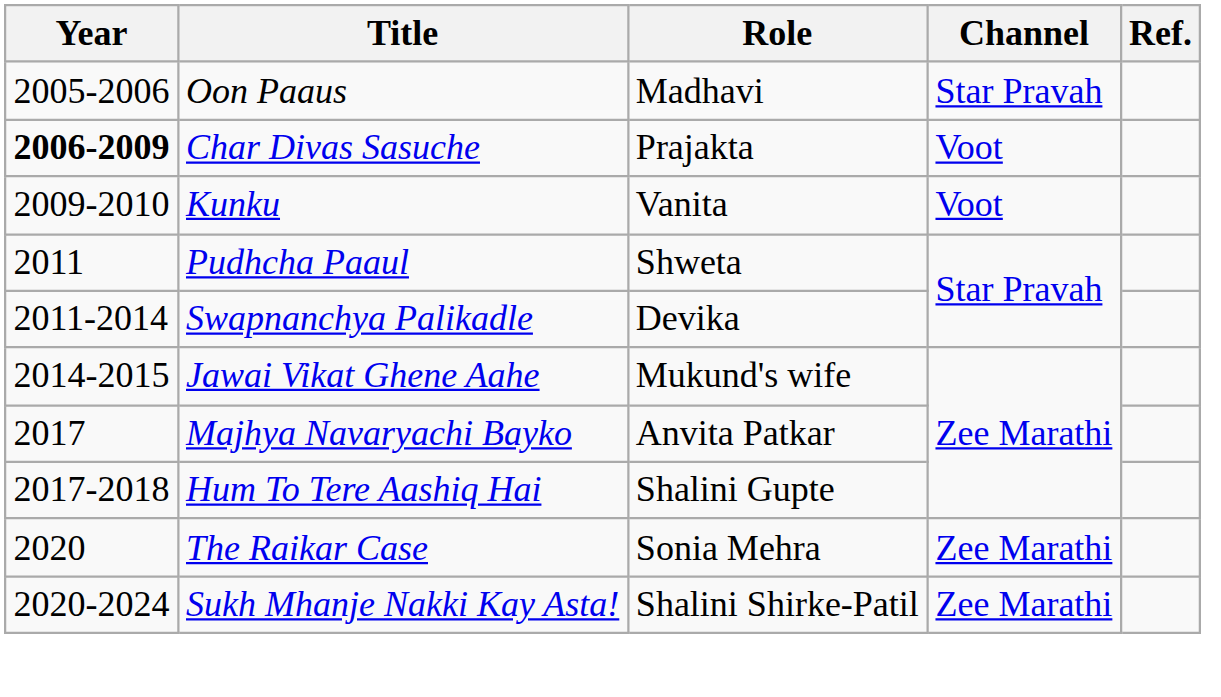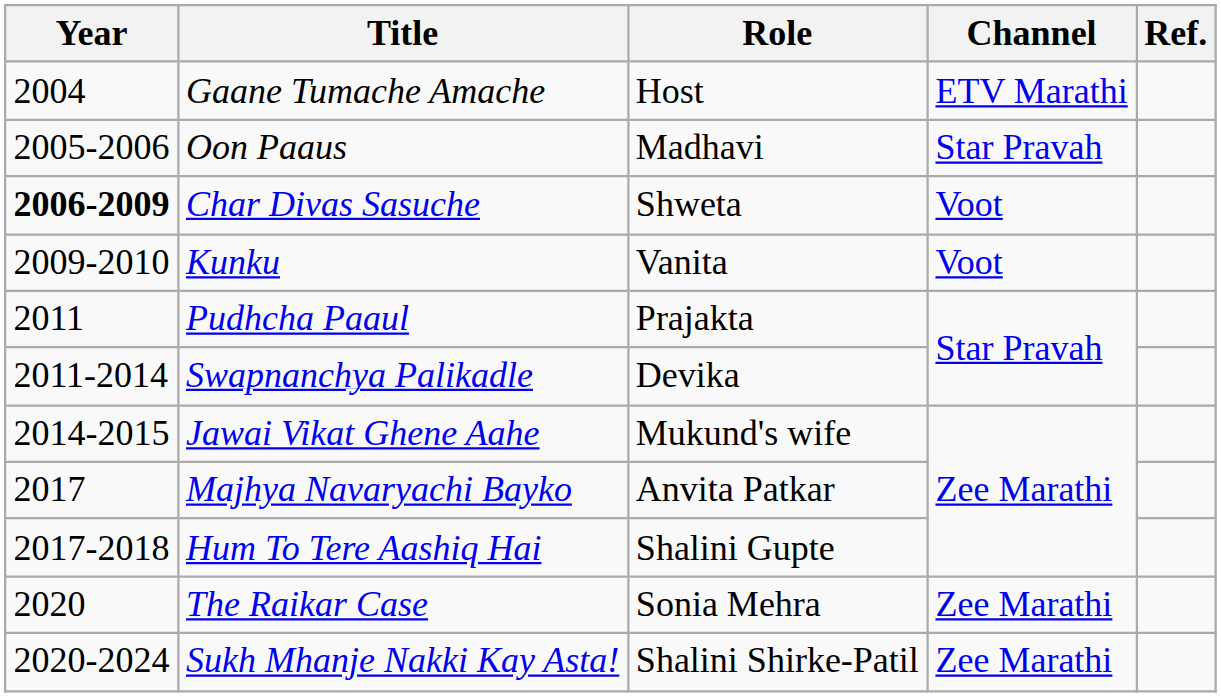+ row: (366, 90)
(695, 147) Prajakta -> (689, 204) Shweta
(689, 261) Shweta -> (695, 318) Prajakta
